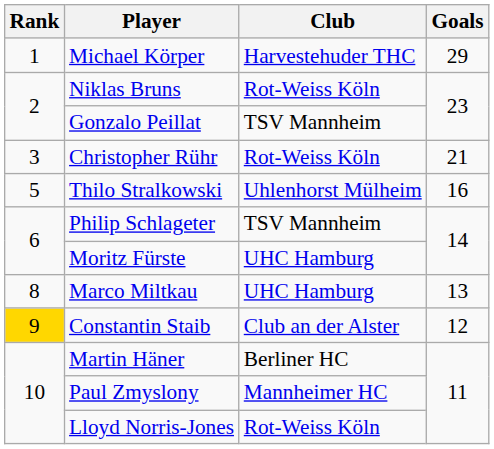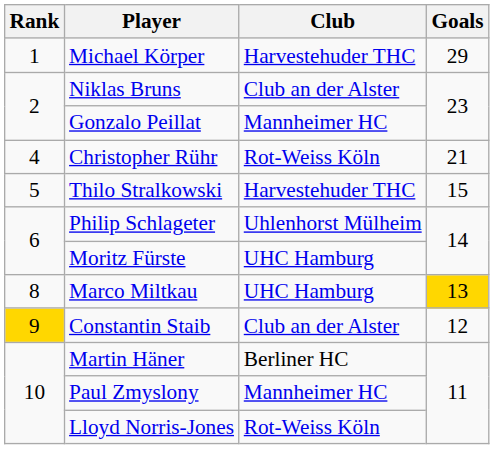(312, 88) Rot-Weiss Köln -> (321, 88) Club an der Alster
(312, 122) TSV Mannheim -> (316, 122) Mannheimer HC
(34, 156) 3 -> (34, 156) 4
(333, 190) Uhlenhorst Mülheim -> (330, 190) Harvestehuder THC
(458, 190) 16 -> (458, 190) 15
(312, 223) TSV Mannheim -> (333, 223) Uhlenhorst Mülheim
(458, 291) no background -> (458, 291) gold background
